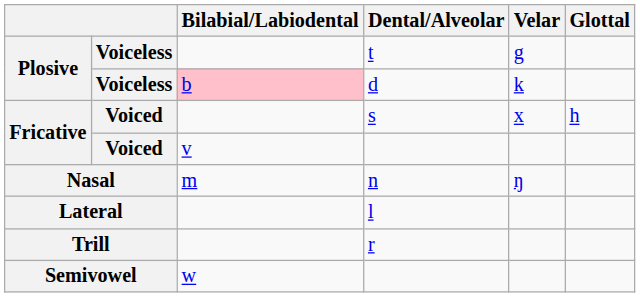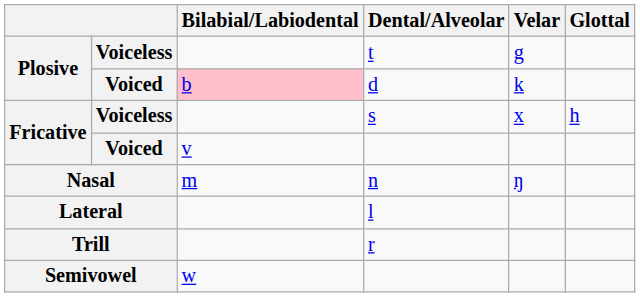(134, 84) Voiceless -> (134, 84) Voiced
(134, 116) Voiced -> (134, 116) Voiceless
